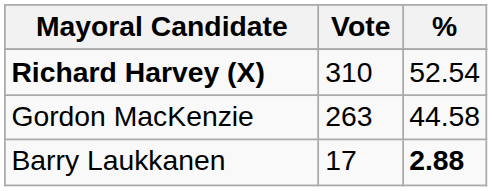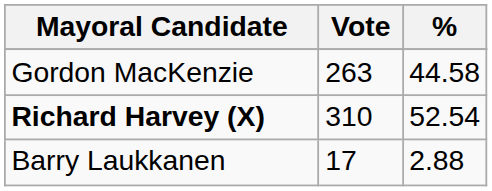rows swapped: (138, 71) <-> (133, 116)
(437, 161) bold -> (437, 161) normal
